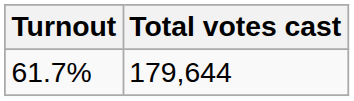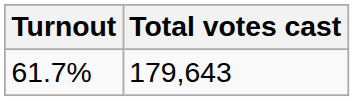(181, 71) 179,644 -> (181, 71) 179,643
